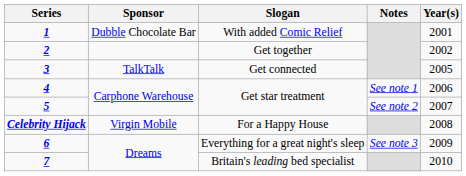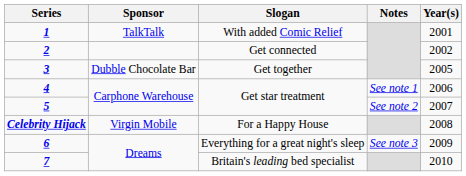(143, 32) Dubble Chocolate Bar -> (143, 32) TalkTalk
(283, 50) Get together -> (283, 50) Get connected
(143, 69) TalkTalk -> (143, 69) Dubble Chocolate Bar
(283, 69) Get connected -> (283, 69) Get together
